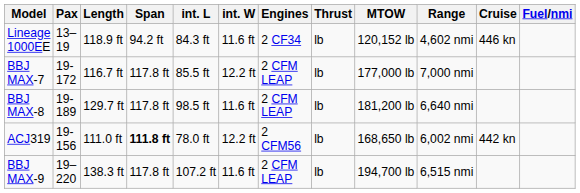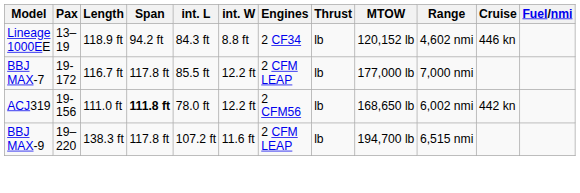(238, 40) 11.6 ft -> (235, 40) 8.8 ft
- row: (26, 106)
